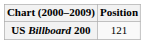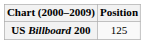(119, 30) 121 -> (119, 30) 125
